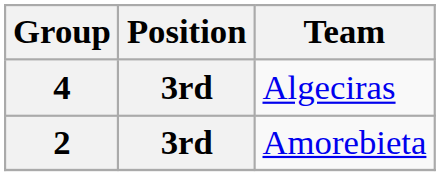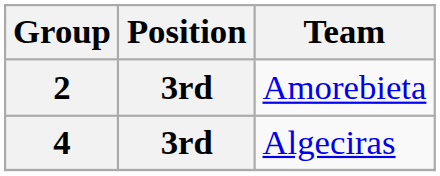rows swapped: (62, 142) <-> (62, 87)
